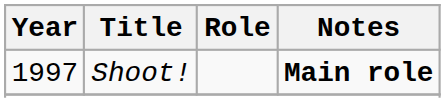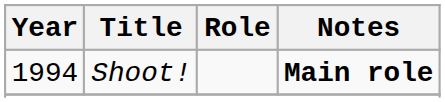(45, 73) 1997 -> (45, 73) 1994
